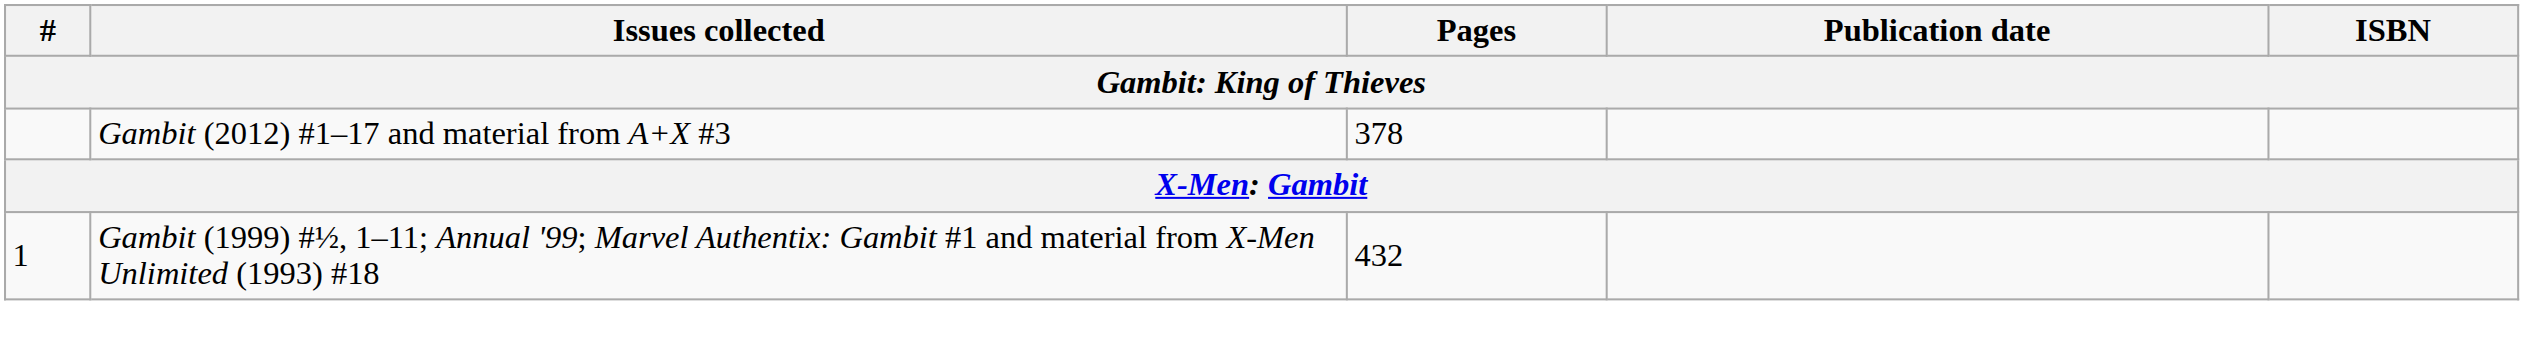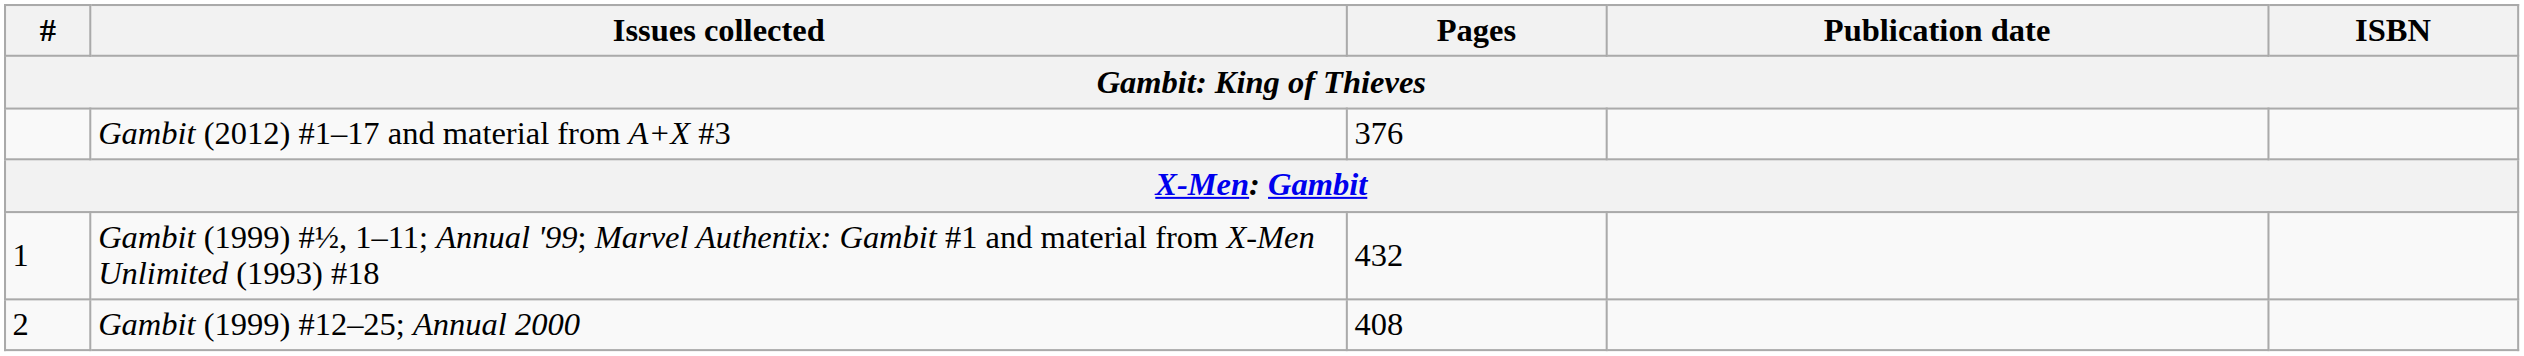(1379, 133) 378 -> (1379, 133) 376
+ row: (339, 324)
